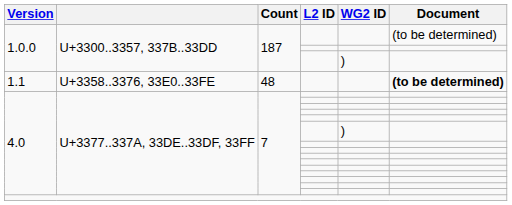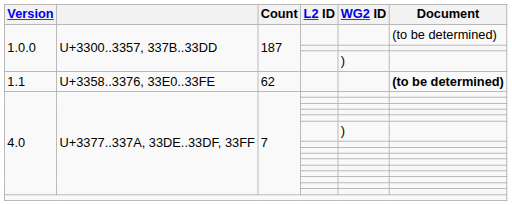(268, 81) 48 -> (268, 81) 62
